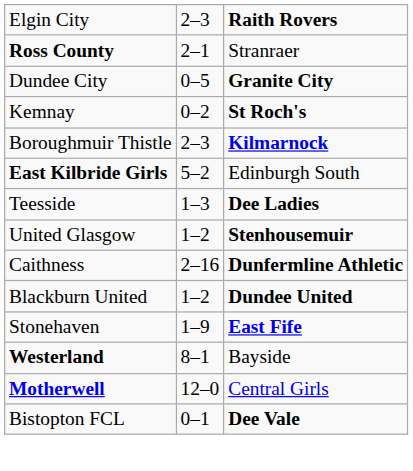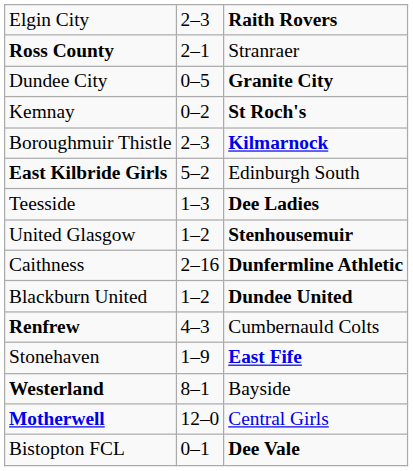+ row: (44, 326)
